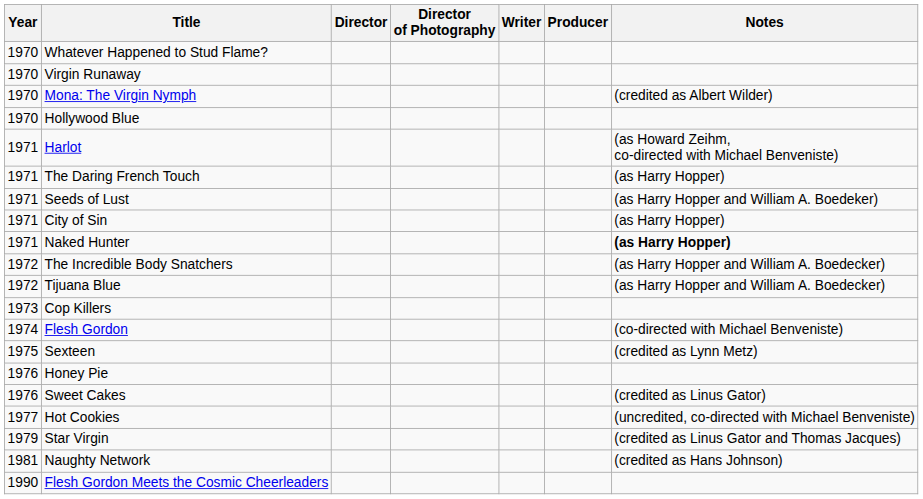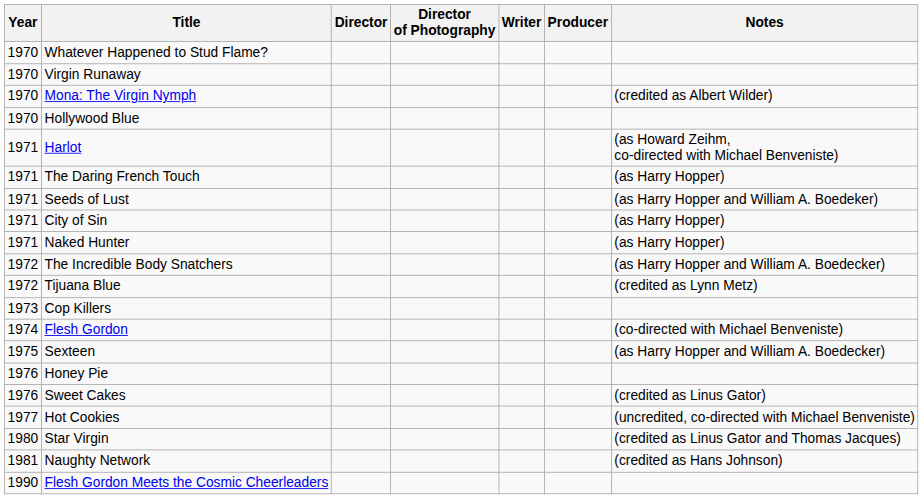(672, 242) bold -> (669, 242) normal
(750, 286) (as Harry Hopper and William A. Boedecker) -> (686, 286) (credited as Lynn Metz)
(686, 351) (credited as Lynn Metz) -> (750, 351) (as Harry Hopper and William A. Boedecker)
(23, 439) 1979 -> (23, 439) 1980
